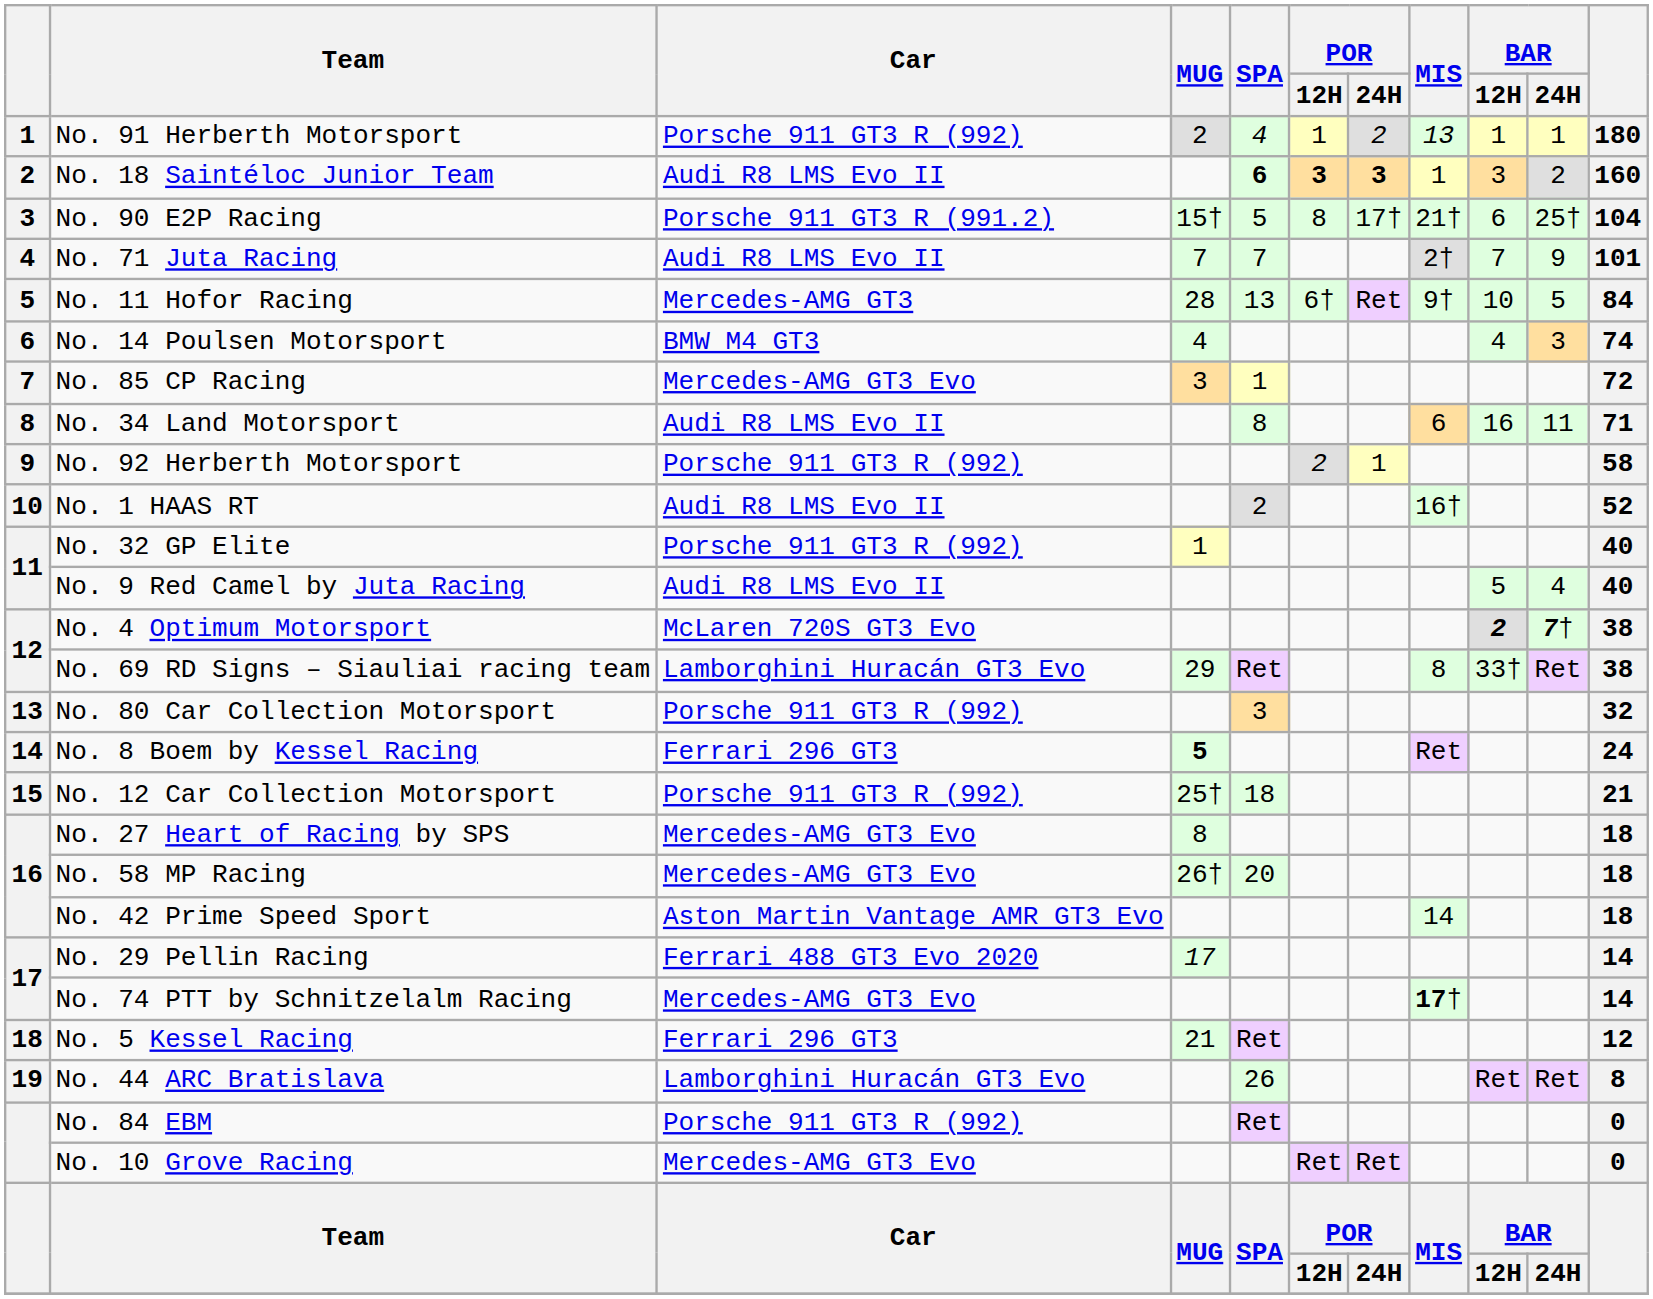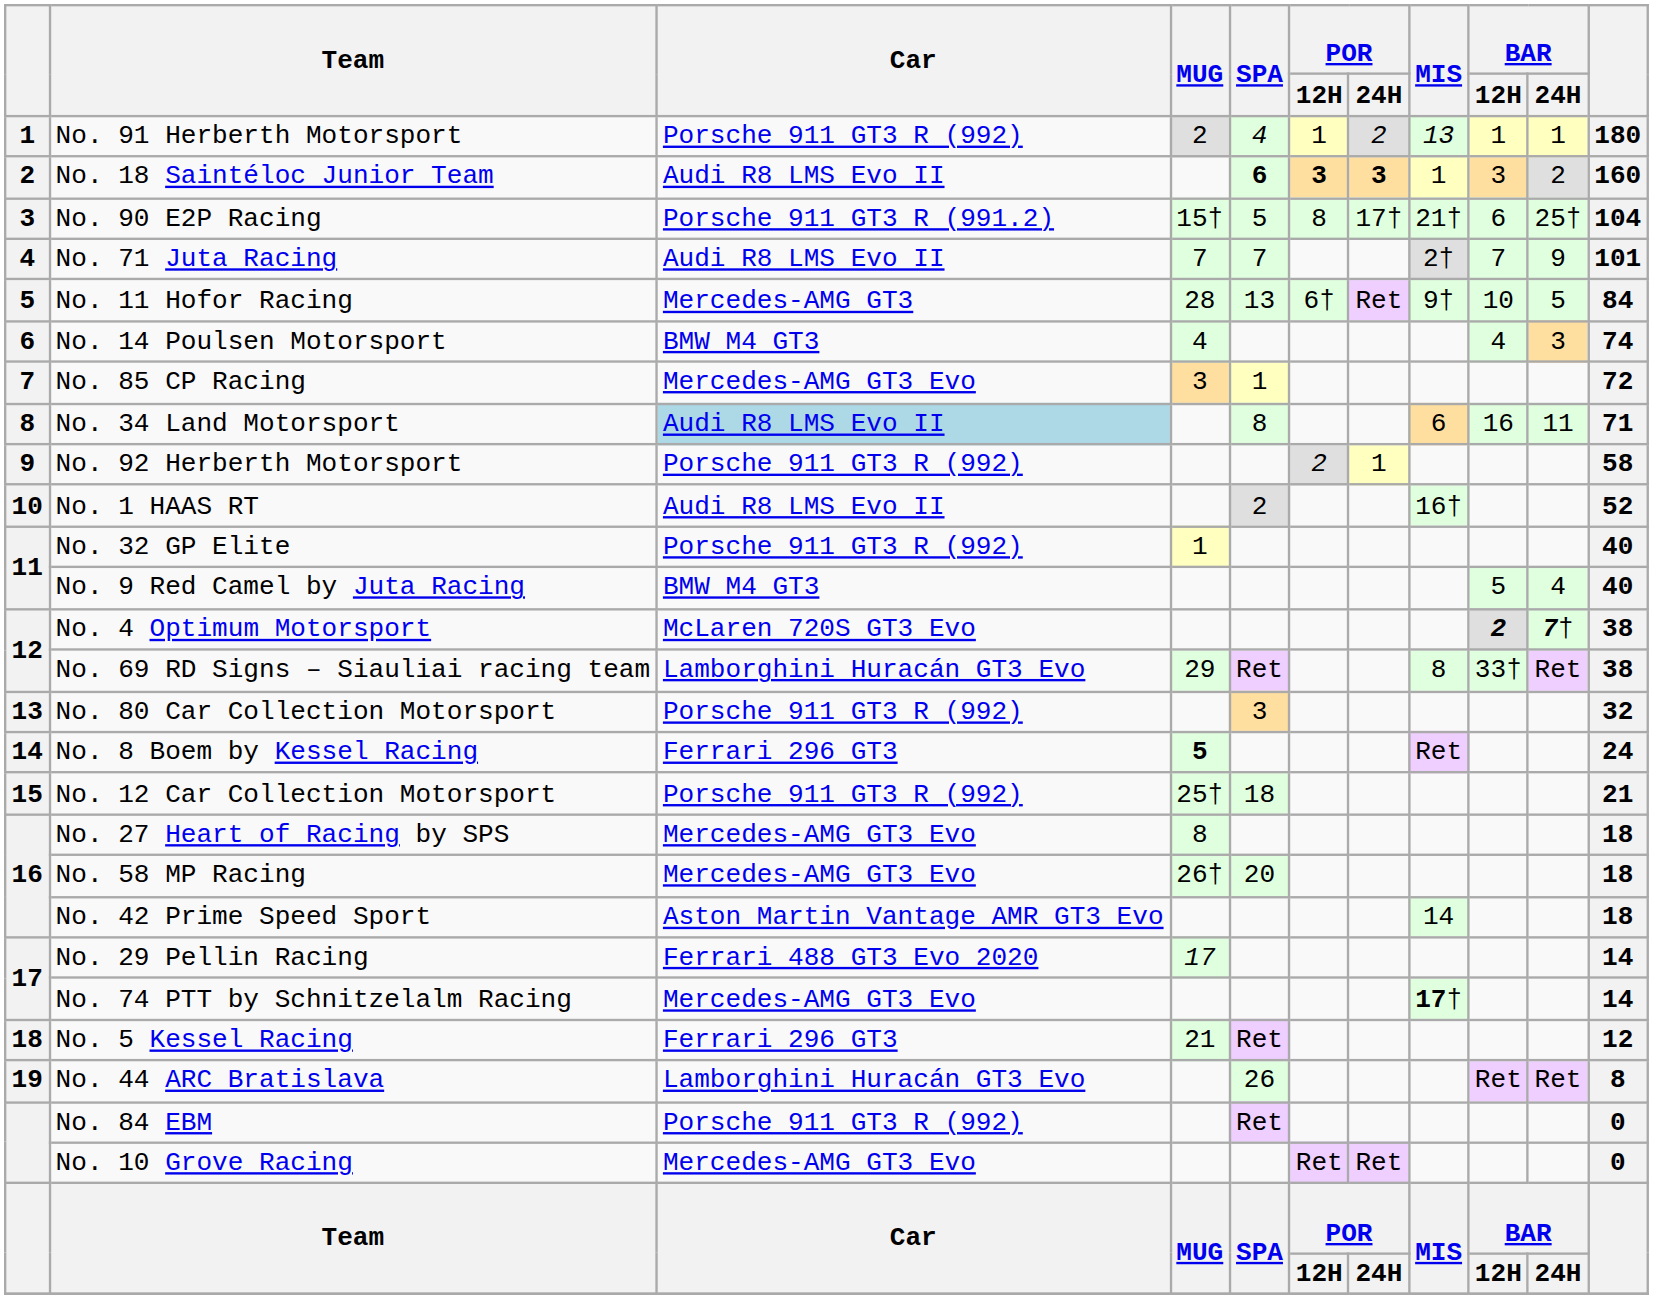(804, 424) no background -> (804, 424) lightblue background
(804, 588) Audi R8 LMS Evo II -> (741, 588) BMW M4 GT3
